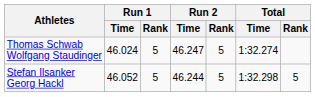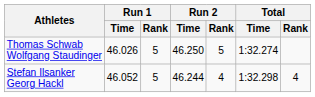(122, 51) 46.024 -> (122, 51) 46.026
(188, 51) 46.247 -> (188, 51) 46.250
(221, 78) 5 -> (221, 78) 4
(296, 78) 5 -> (296, 78) 4
